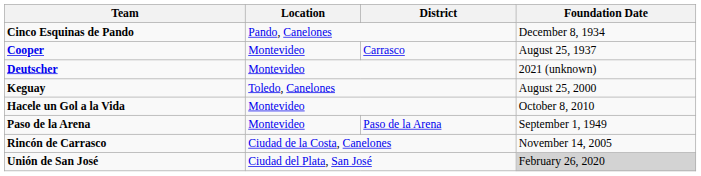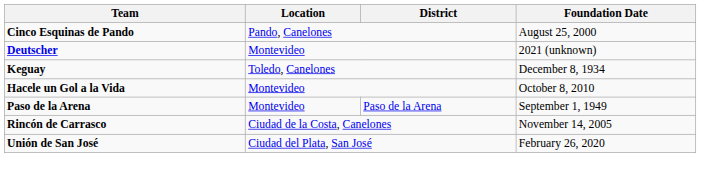(562, 32) December 8, 1934 -> (558, 32) August 25, 2000
- row: (26, 50)
(558, 87) August 25, 2000 -> (562, 69) December 8, 1934
(562, 161) lightgrey background -> (562, 143) no background
